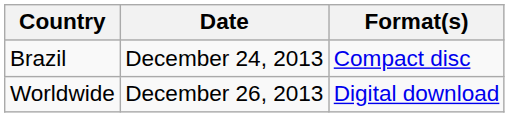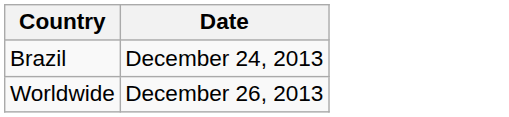- column: (417, 22)
